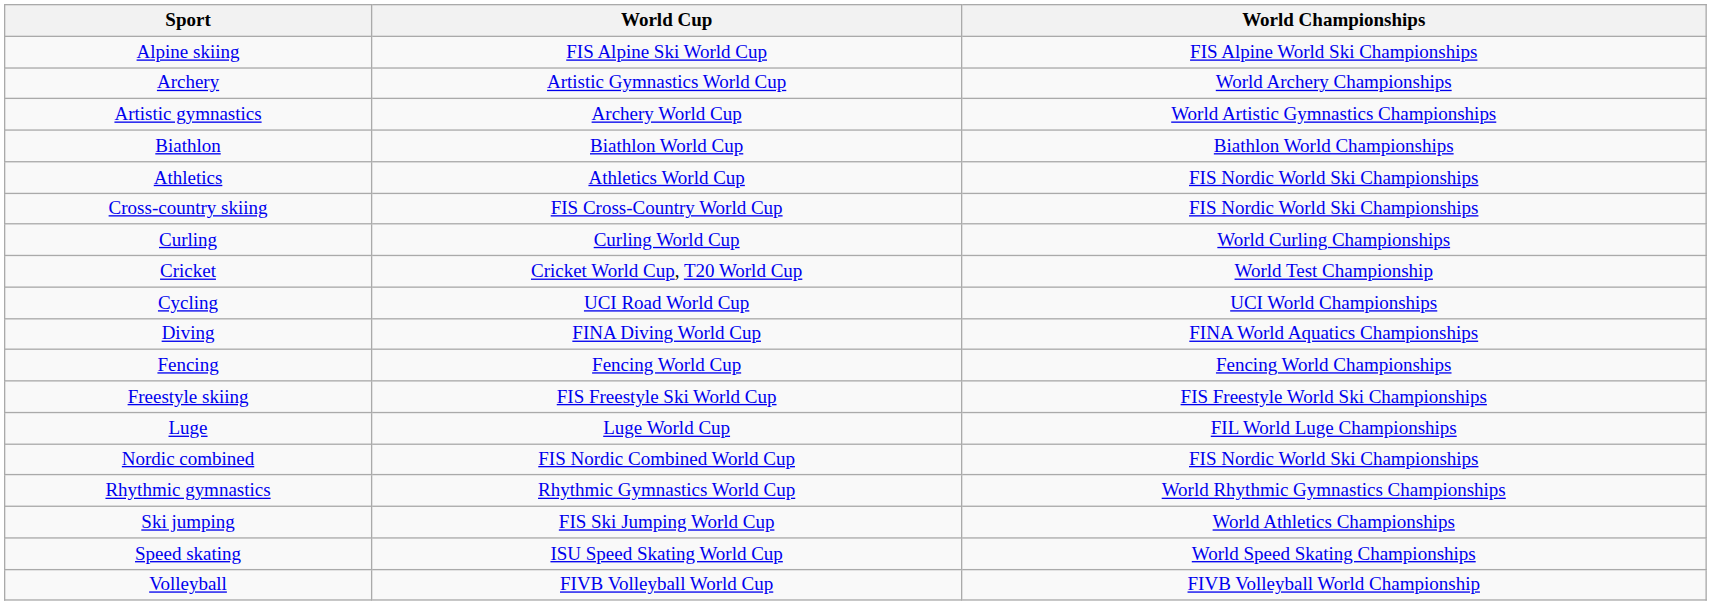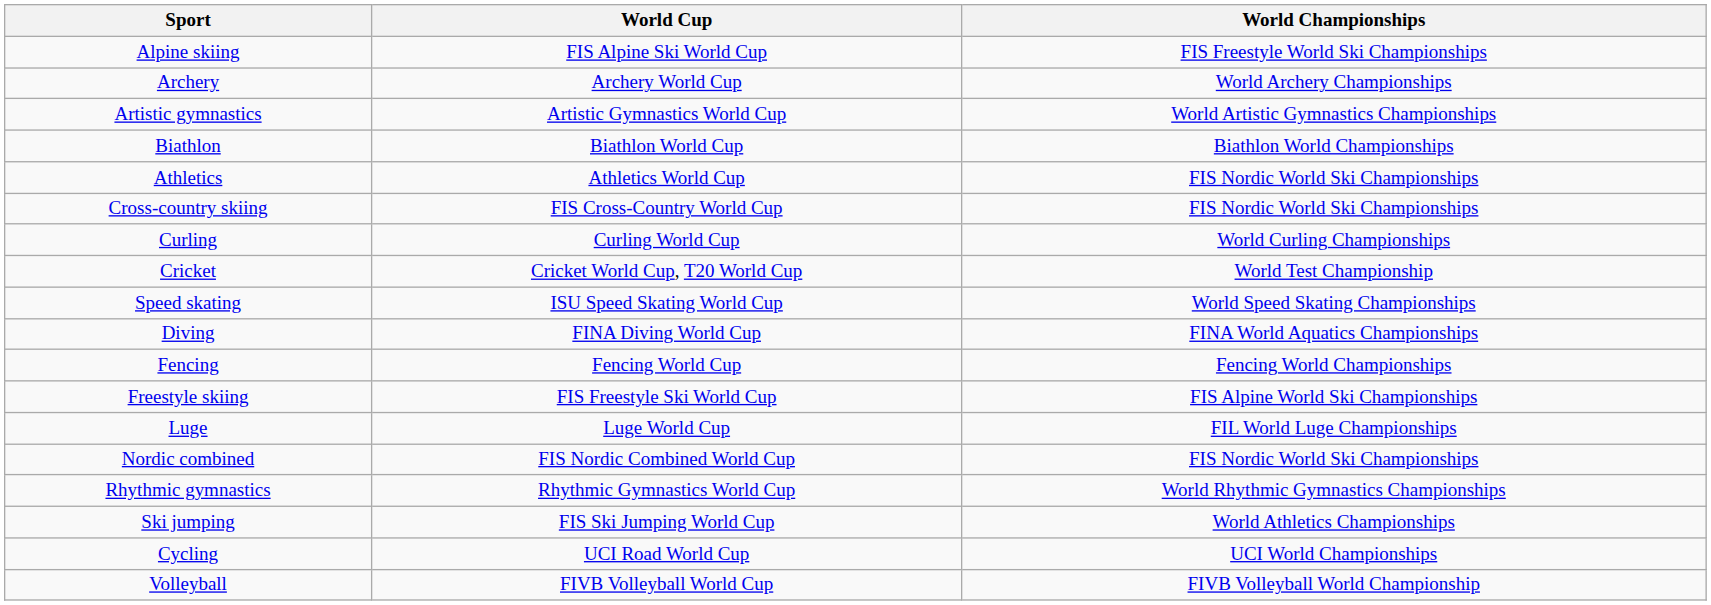(1334, 51) FIS Alpine World Ski Championships -> (1334, 51) FIS Freestyle World Ski Championships
(667, 83) Artistic Gymnastics World Cup -> (667, 83) Archery World Cup
(667, 114) Archery World Cup -> (667, 114) Artistic Gymnastics World Cup
rows swapped: (188, 302) <-> (188, 553)
(1334, 396) FIS Freestyle World Ski Championships -> (1334, 396) FIS Alpine World Ski Championships
